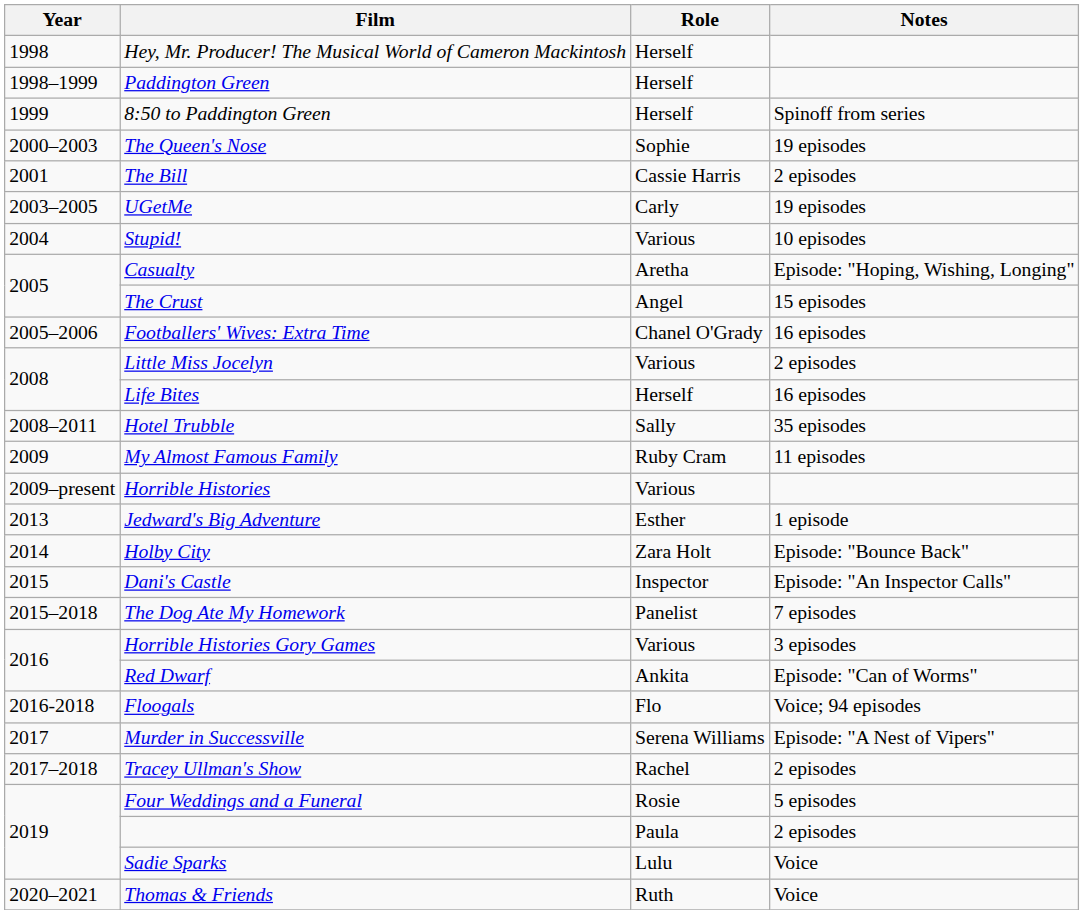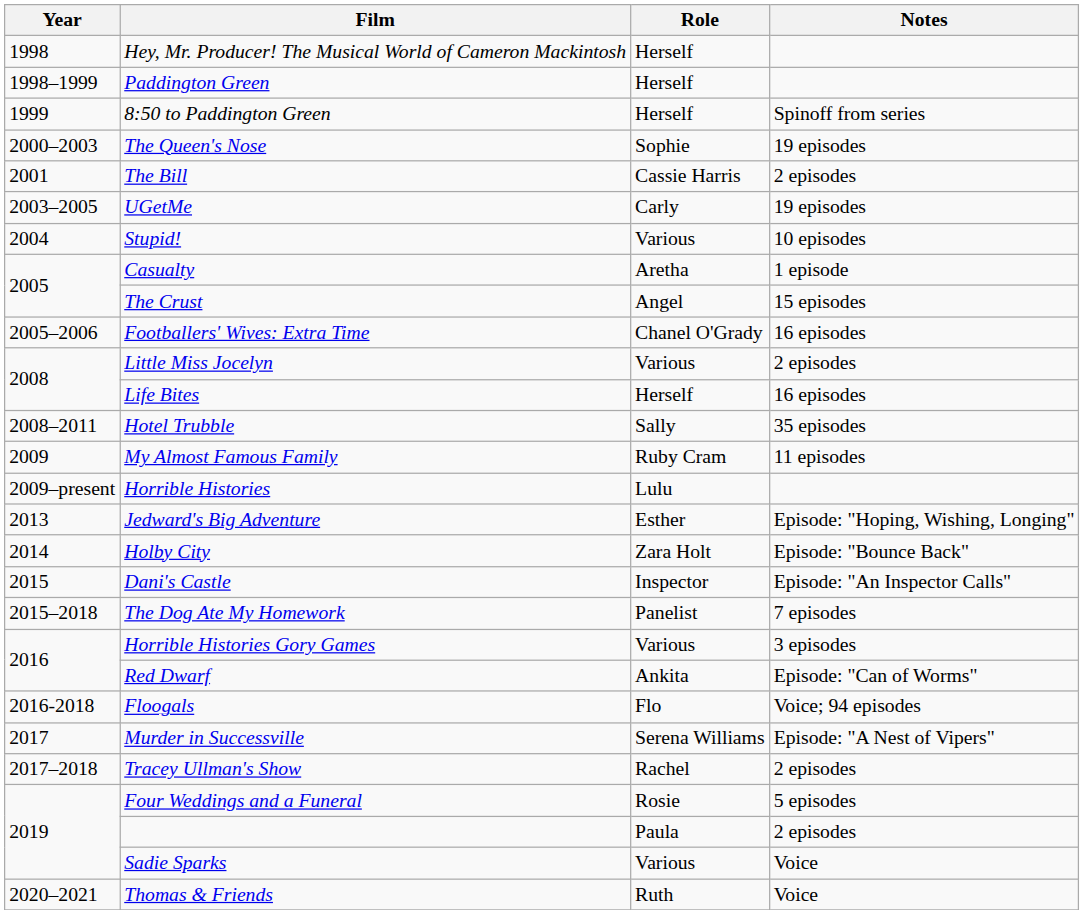(924, 269) Episode: "Hoping, Wishing, Longing" -> (811, 269) 1 episode
(665, 488) Various -> (654, 488) Lulu
(811, 519) 1 episode -> (924, 519) Episode: "Hoping, Wishing, Longing"
(654, 862) Lulu -> (665, 862) Various
